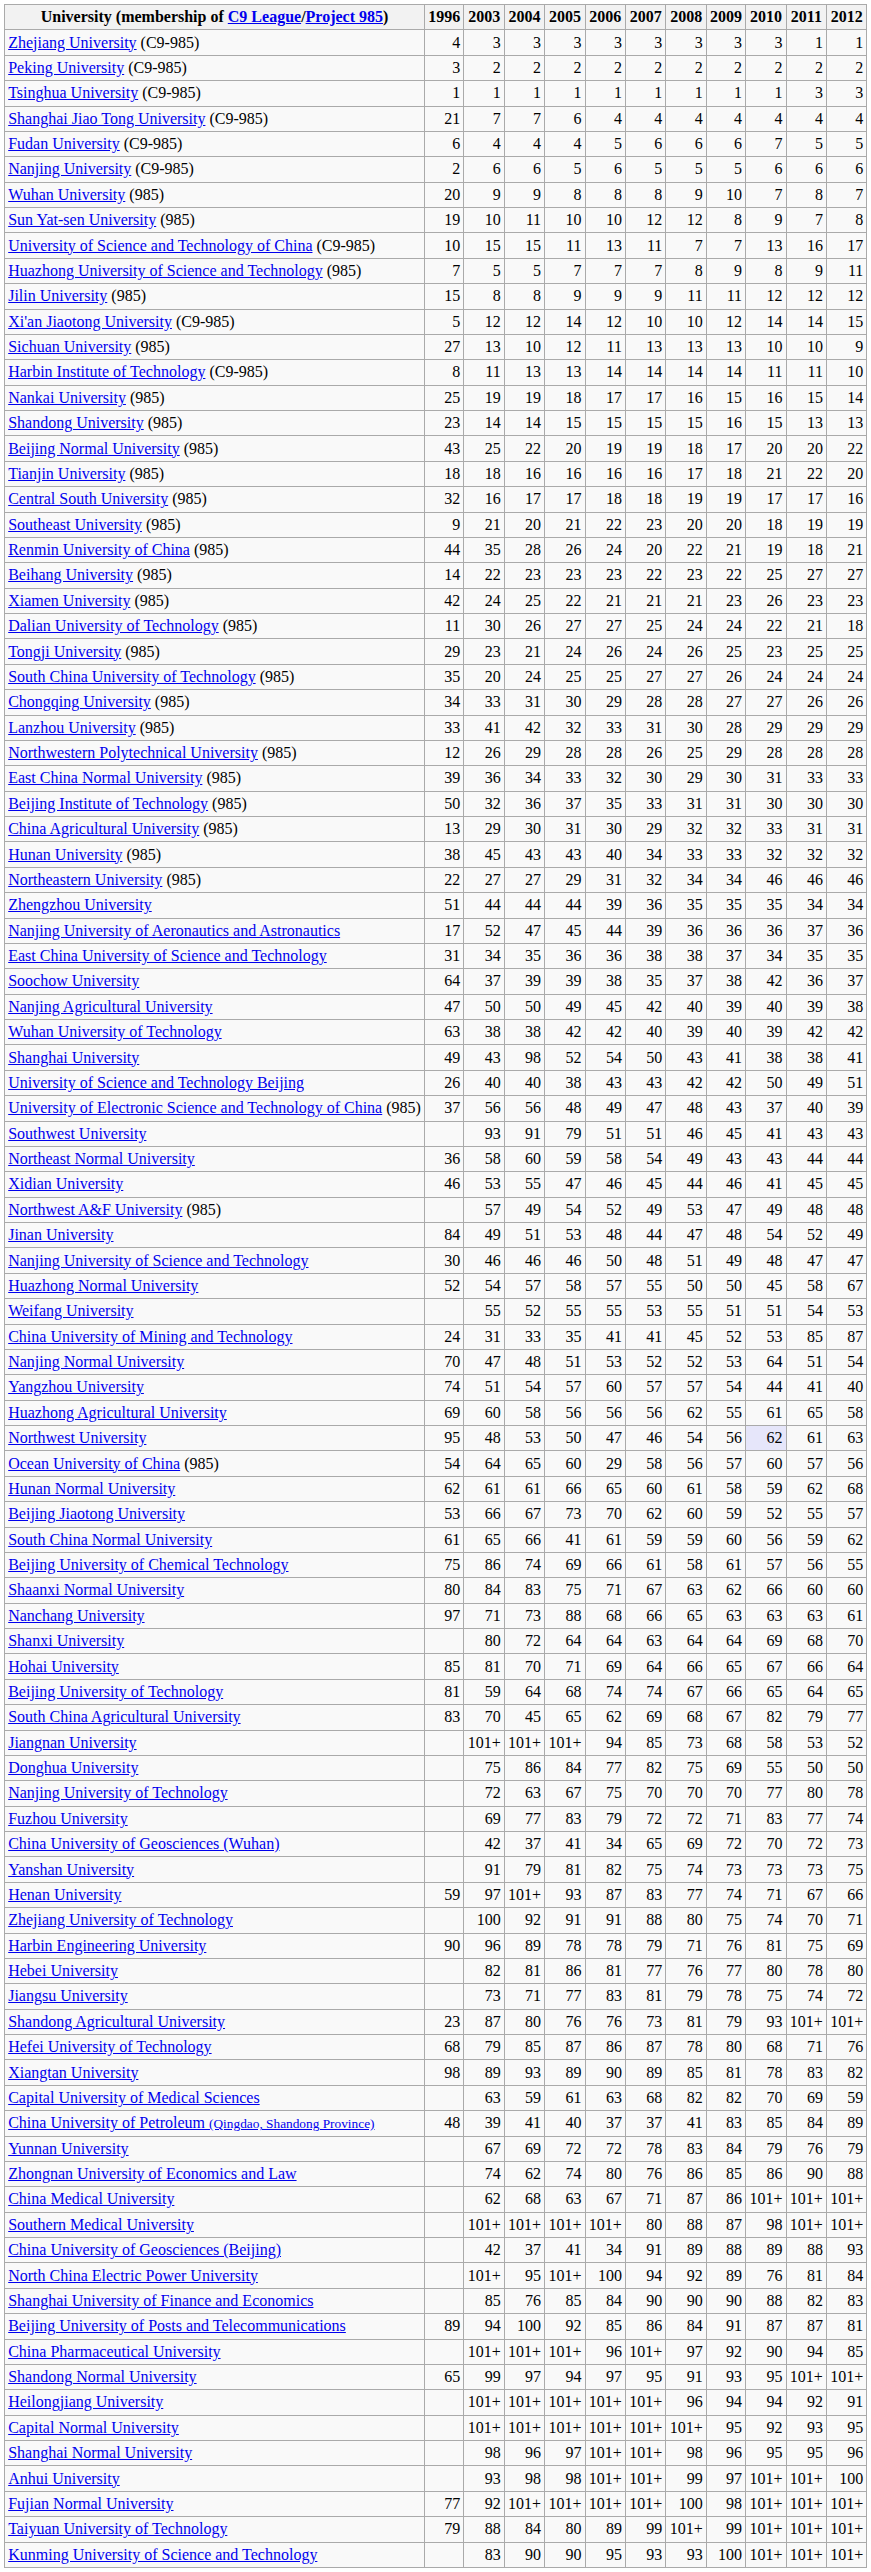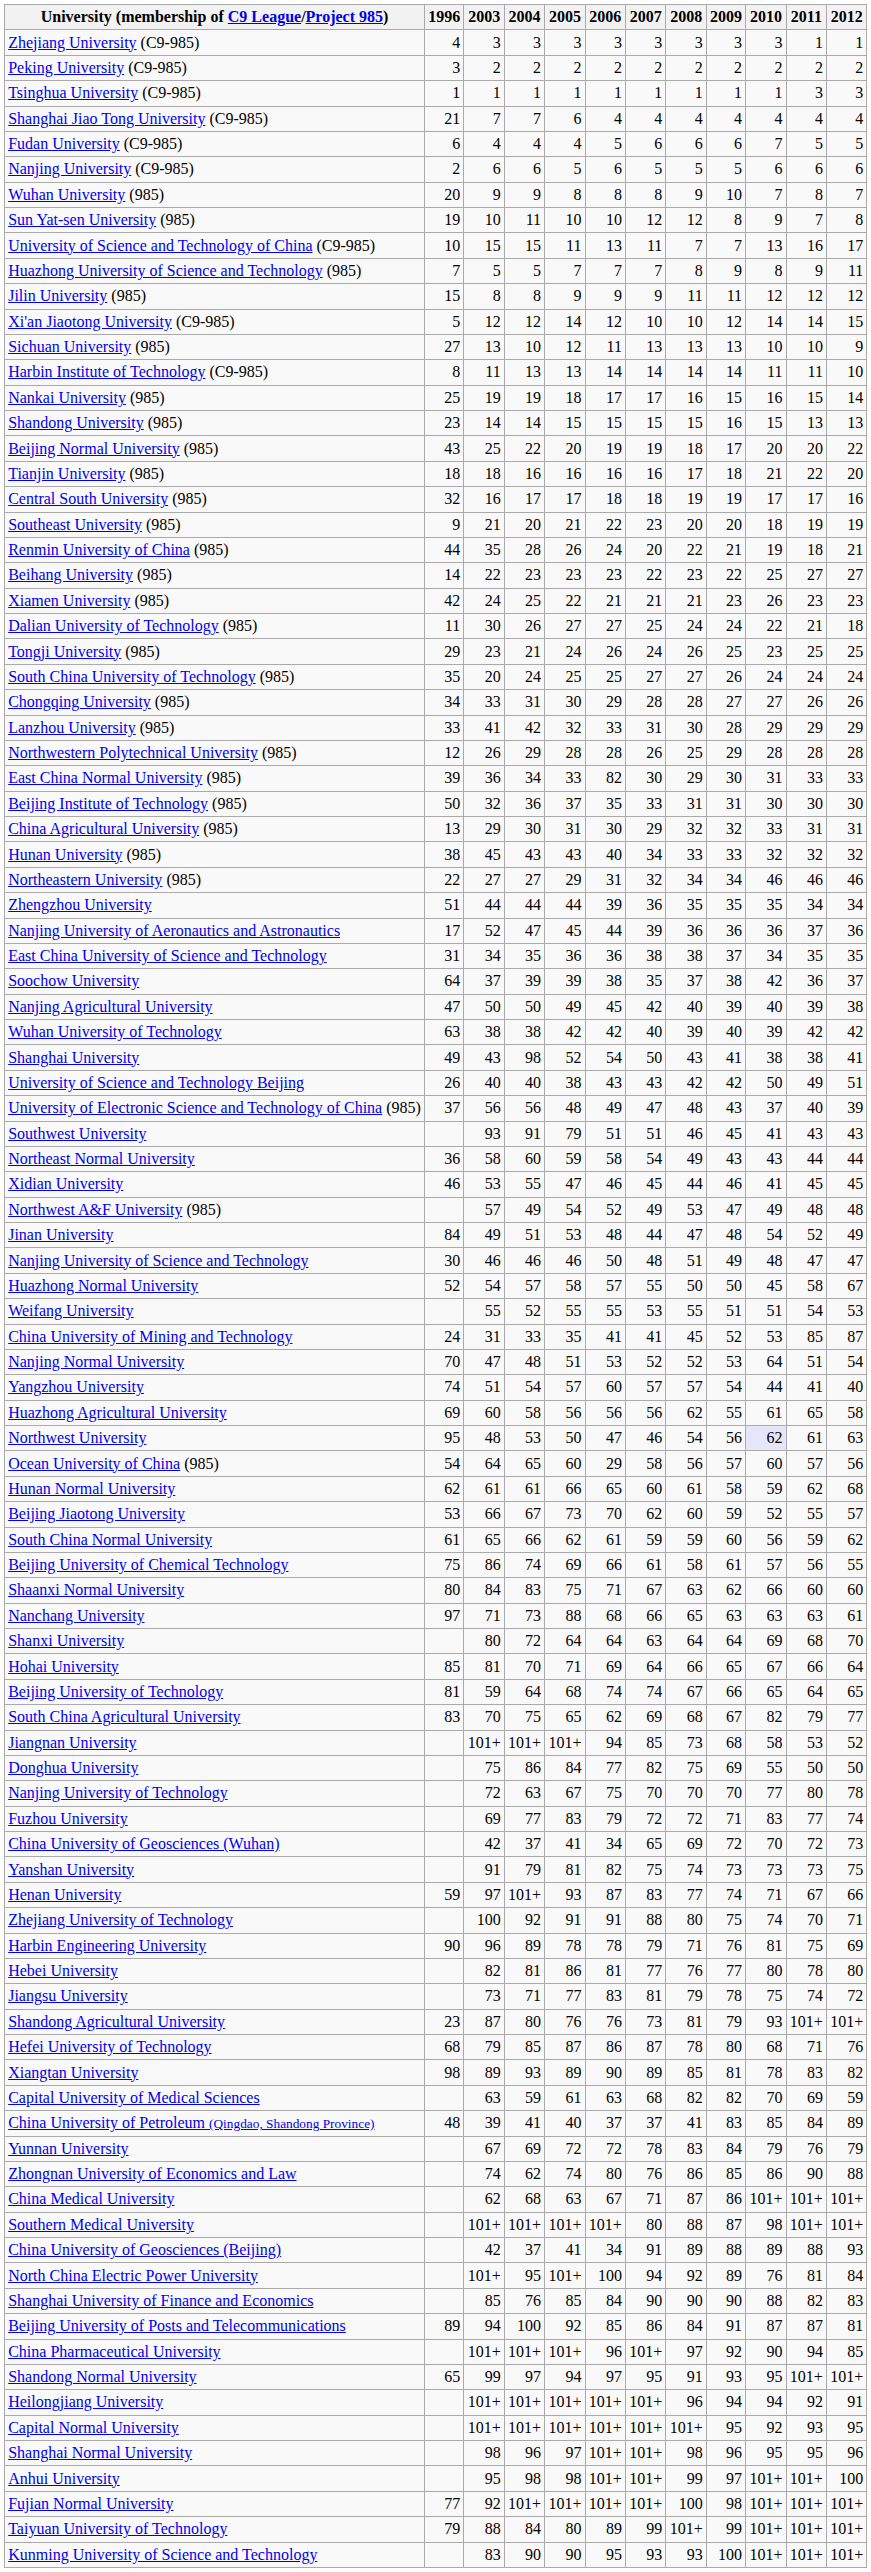(614, 778) 32 -> (614, 778) 82
(573, 1539) 41 -> (573, 1539) 62
(533, 1717) 45 -> (533, 1717) 75
(493, 2478) 93 -> (493, 2478) 95
